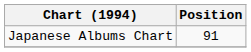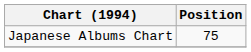(211, 37) 91 -> (211, 37) 75
